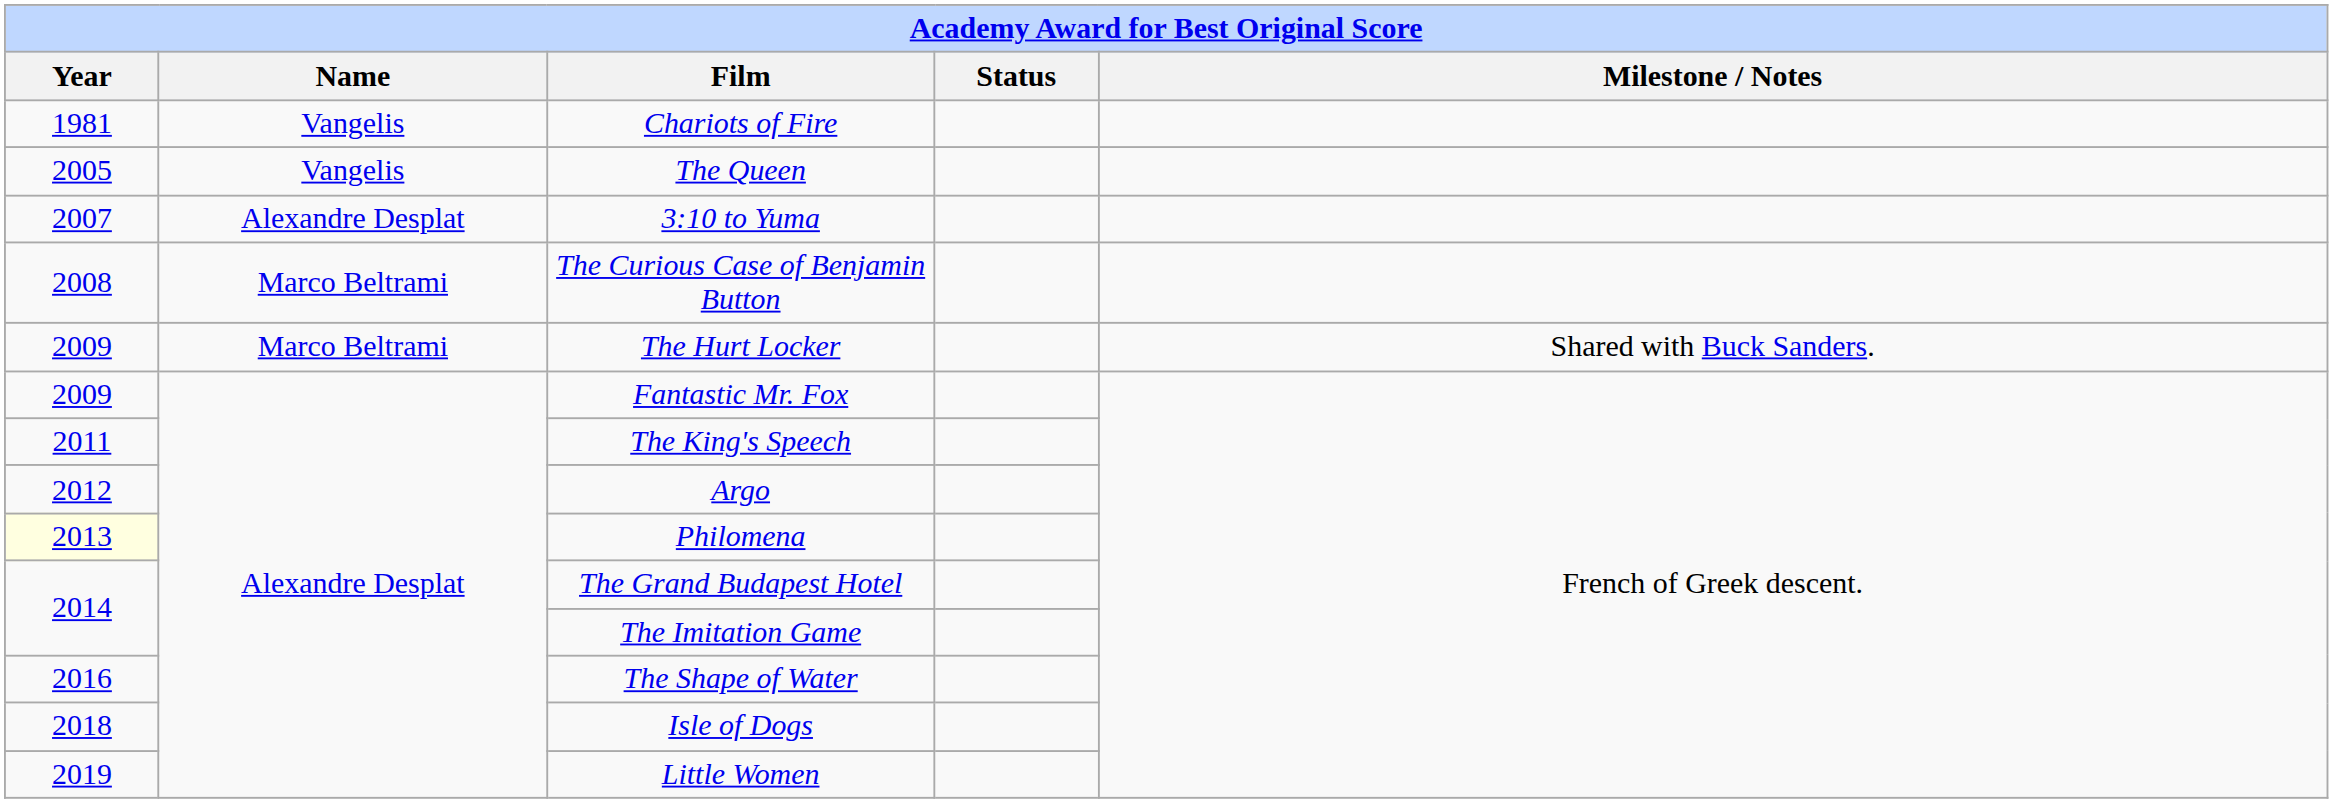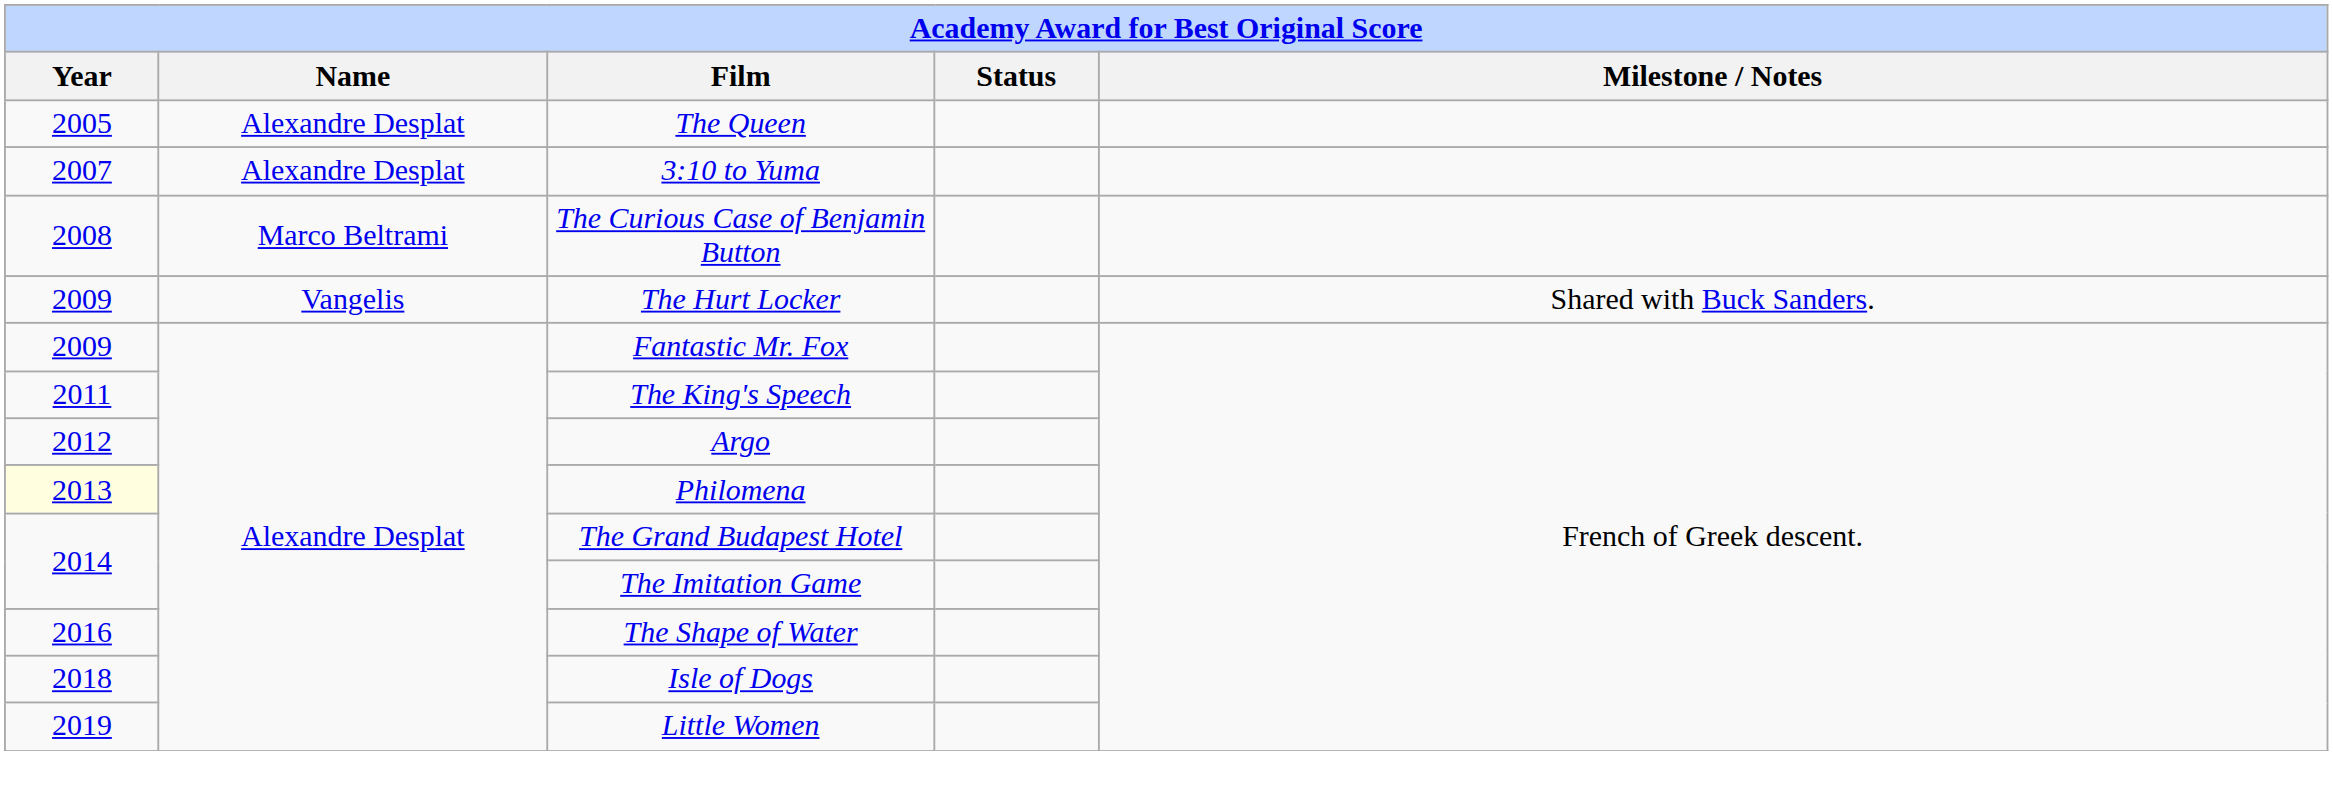- row: (741, 123)
(353, 170) Vangelis -> (353, 123) Alexandre Desplat
(353, 346) Marco Beltrami -> (353, 299) Vangelis
